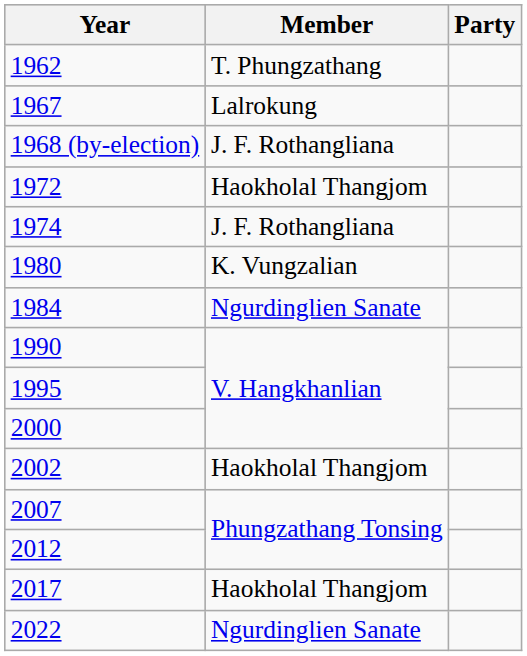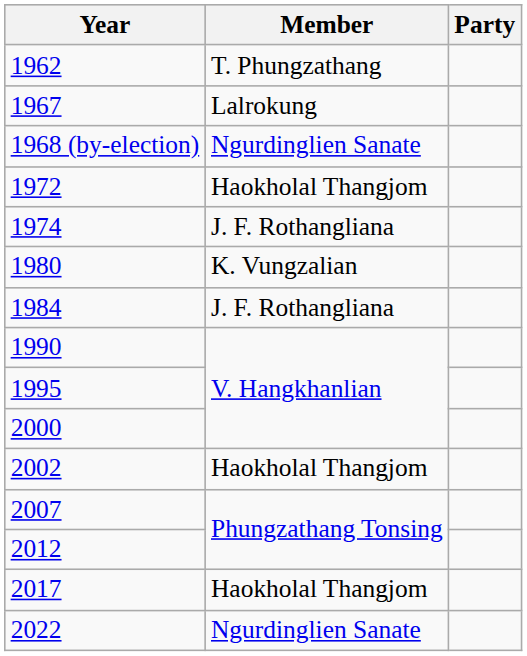(303, 145) J. F. Rothangliana -> (316, 145) Ngurdinglien Sanate
(316, 307) Ngurdinglien Sanate -> (303, 307) J. F. Rothangliana
